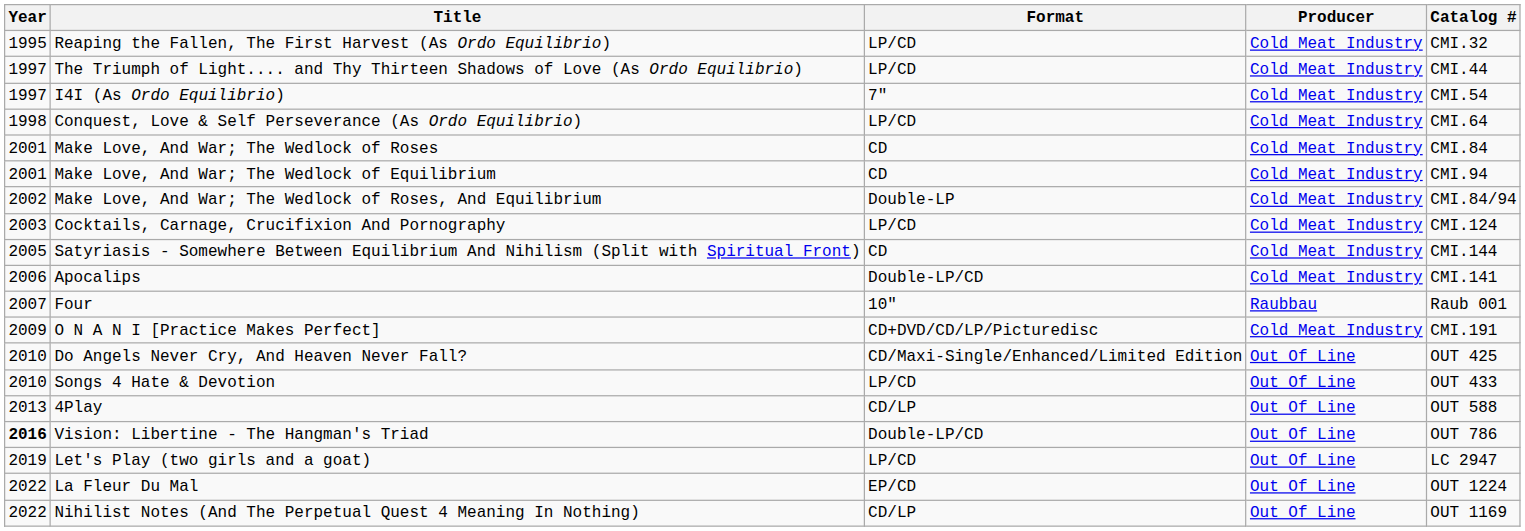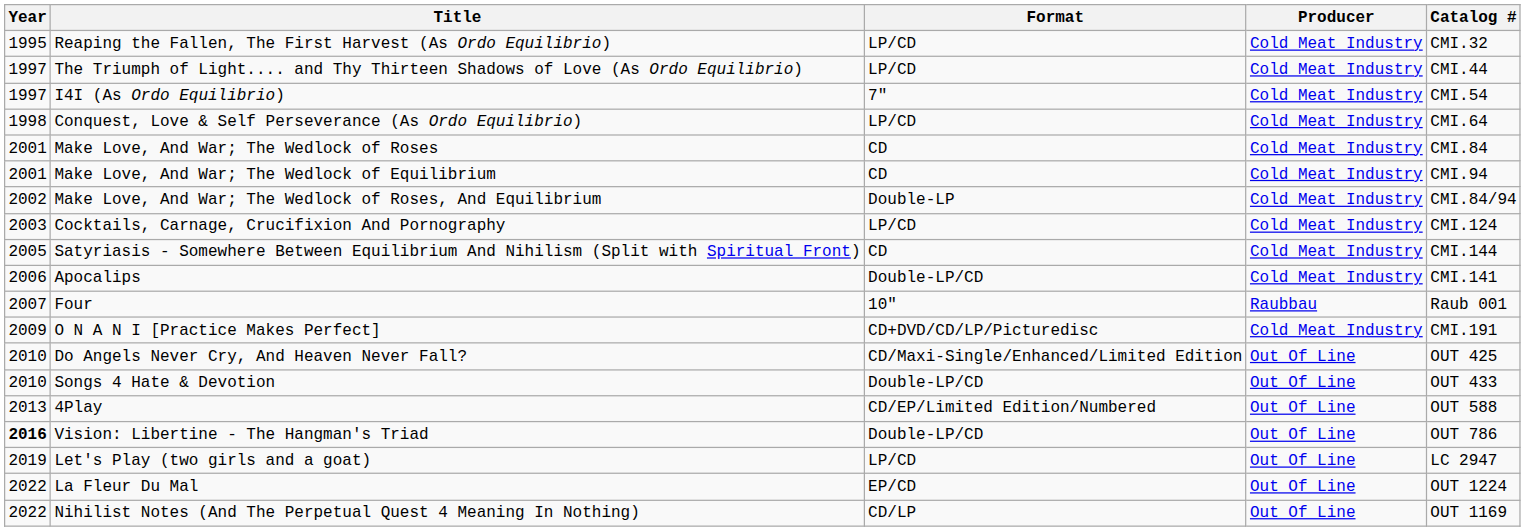(892, 382) LP/CD -> (926, 382) Double-LP/CD
(892, 409) CD/LP -> (1012, 409) CD/EP/Limited Edition/Numbered
